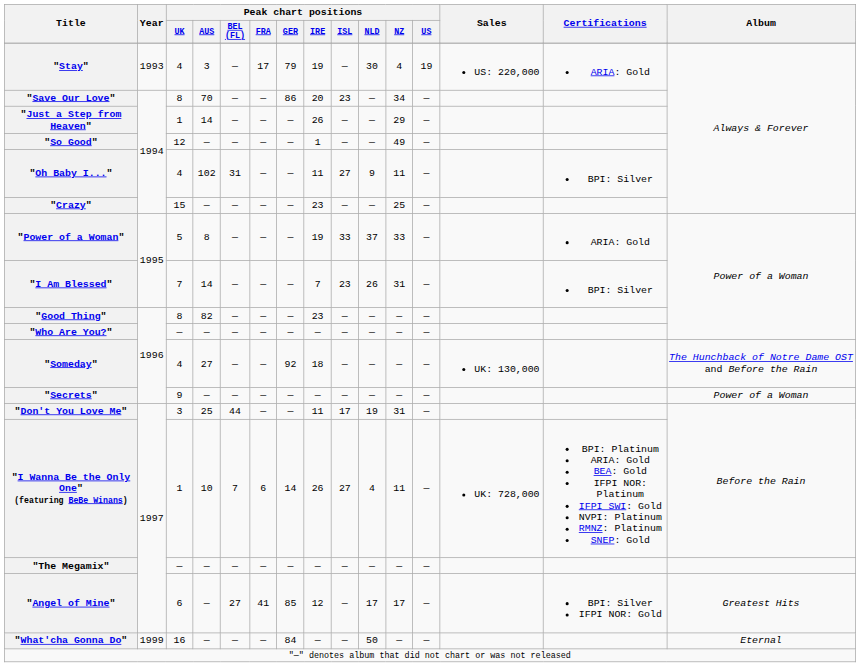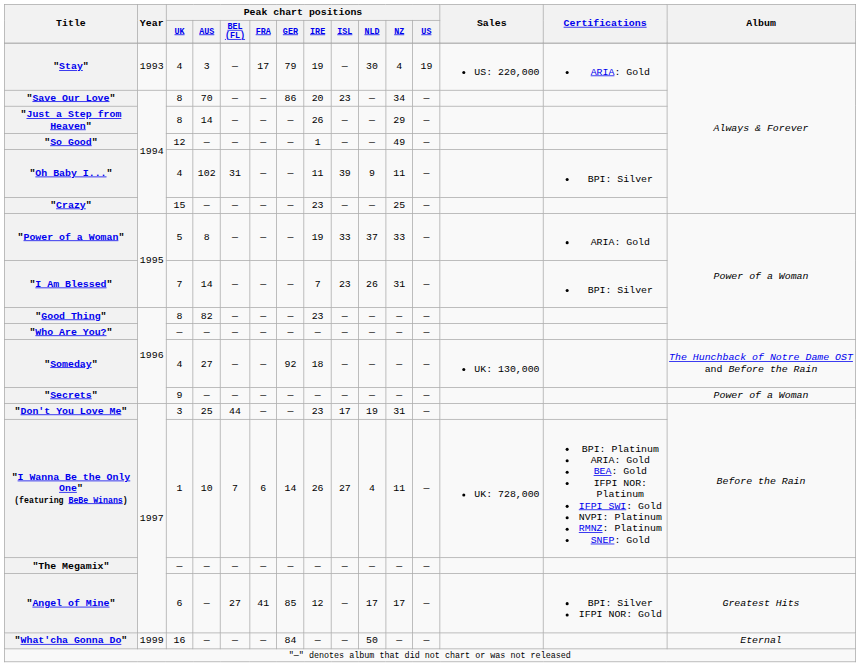(180, 120) 1 -> (180, 120) 8
(345, 173) 27 -> (345, 173) 39
(318, 411) 11 -> (318, 411) 23
